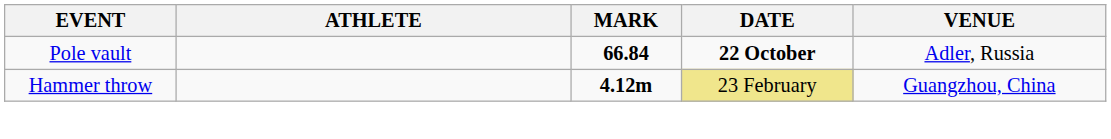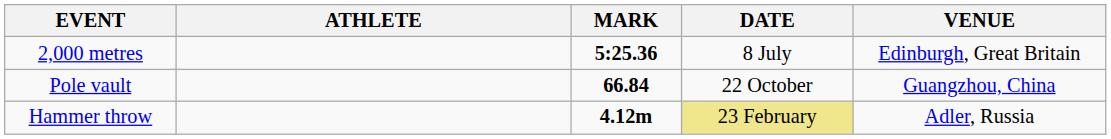+ row: (90, 52)
(767, 52) bold -> (767, 85) normal
(979, 52) Adler, Russia -> (979, 85) Guangzhou, China
(979, 85) Guangzhou, China -> (979, 117) Adler, Russia
